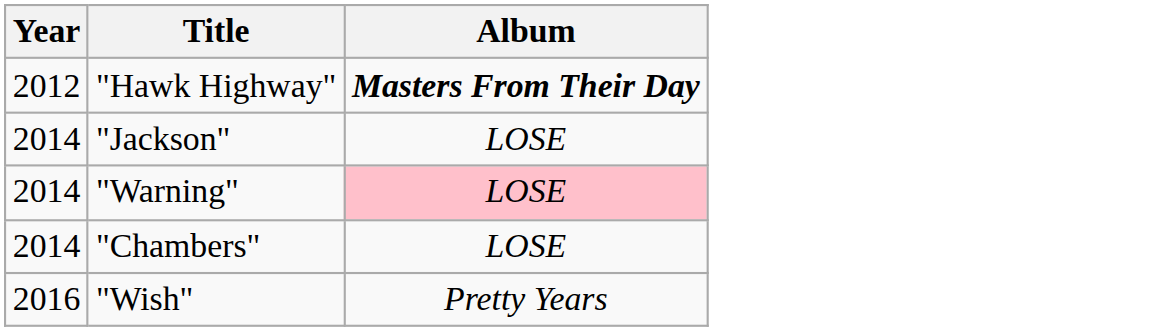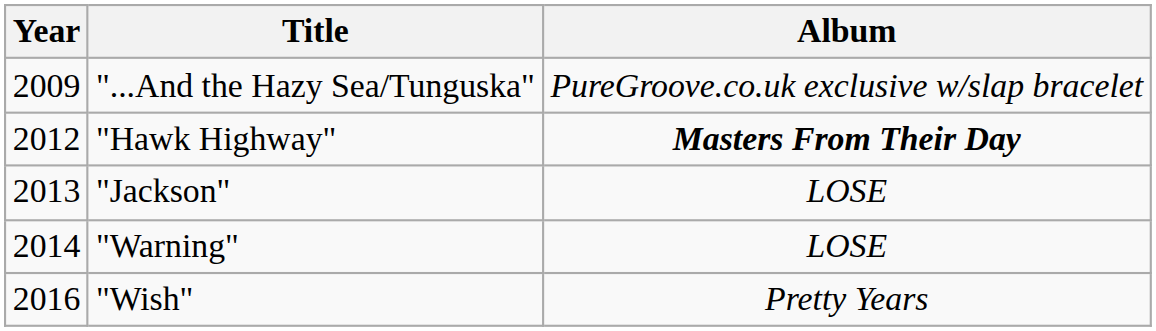+ row: (315, 84)
(47, 138) 2014 -> (47, 191) 2013
(526, 191) pink background -> (847, 245) no background
- row: (178, 245)
